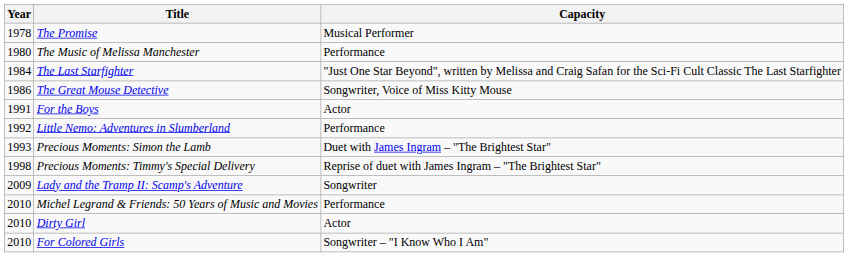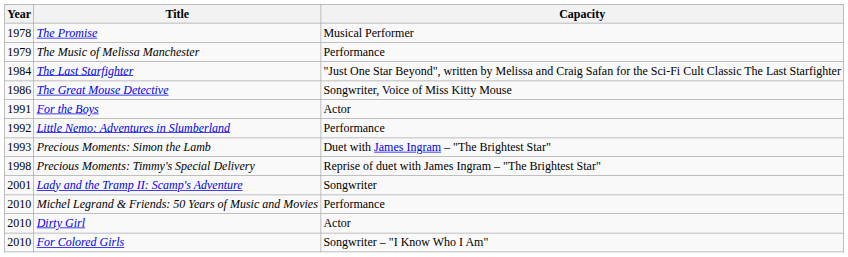(19, 52) 1980 -> (19, 52) 1979
(19, 185) 2009 -> (19, 185) 2001
